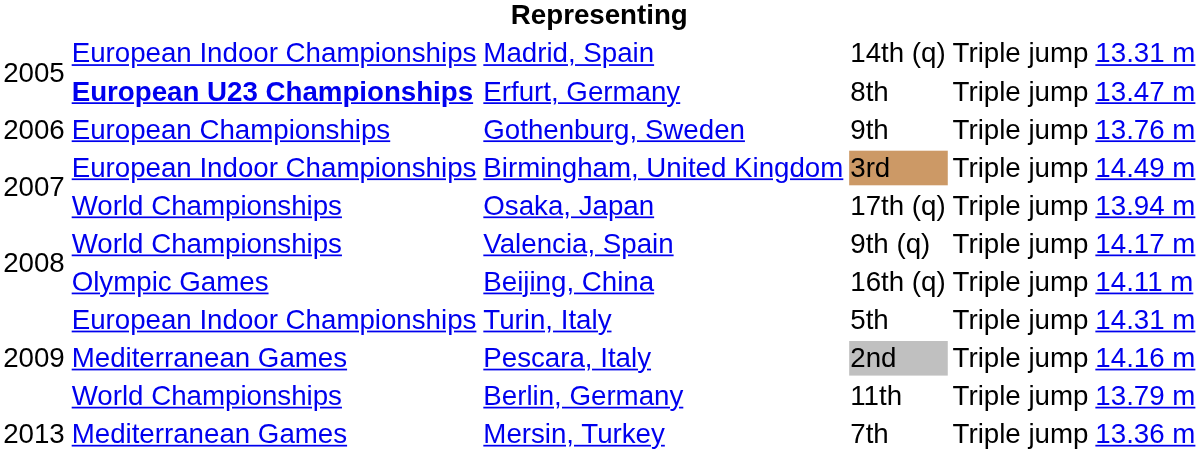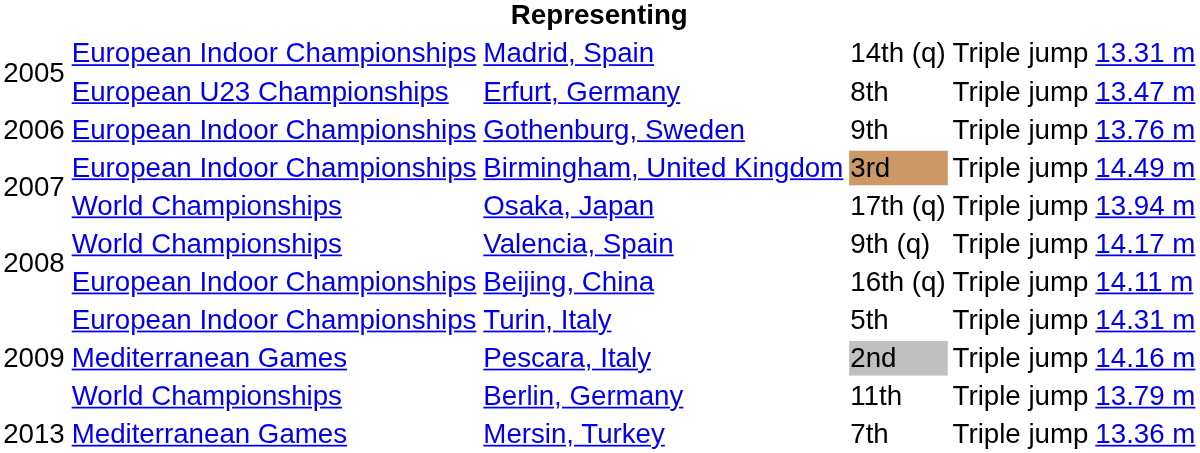(272, 91) bold -> (260, 91) normal
(231, 129) European Championships -> (274, 129) European Indoor Championships
(170, 281) Olympic Games -> (274, 281) European Indoor Championships
